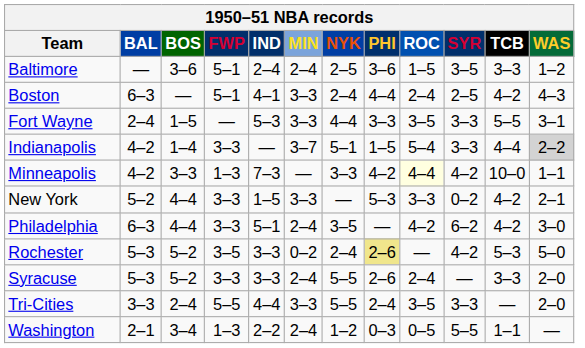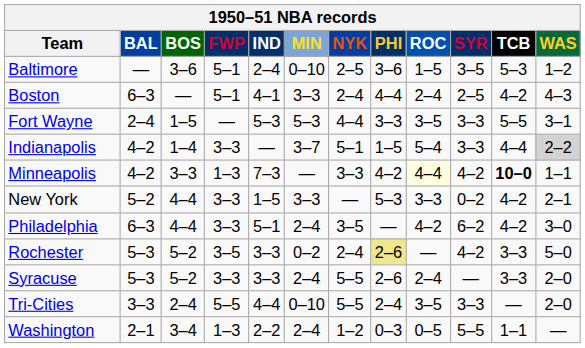(303, 70) 2–4 -> (307, 70) 0–10
(507, 70) 3–3 -> (514, 70) 5–3
(303, 122) 3–3 -> (307, 122) 5–3
(507, 174) normal -> (514, 174) bold
(507, 252) 5–3 -> (514, 252) 3–3
(303, 304) 3–3 -> (307, 304) 0–10
